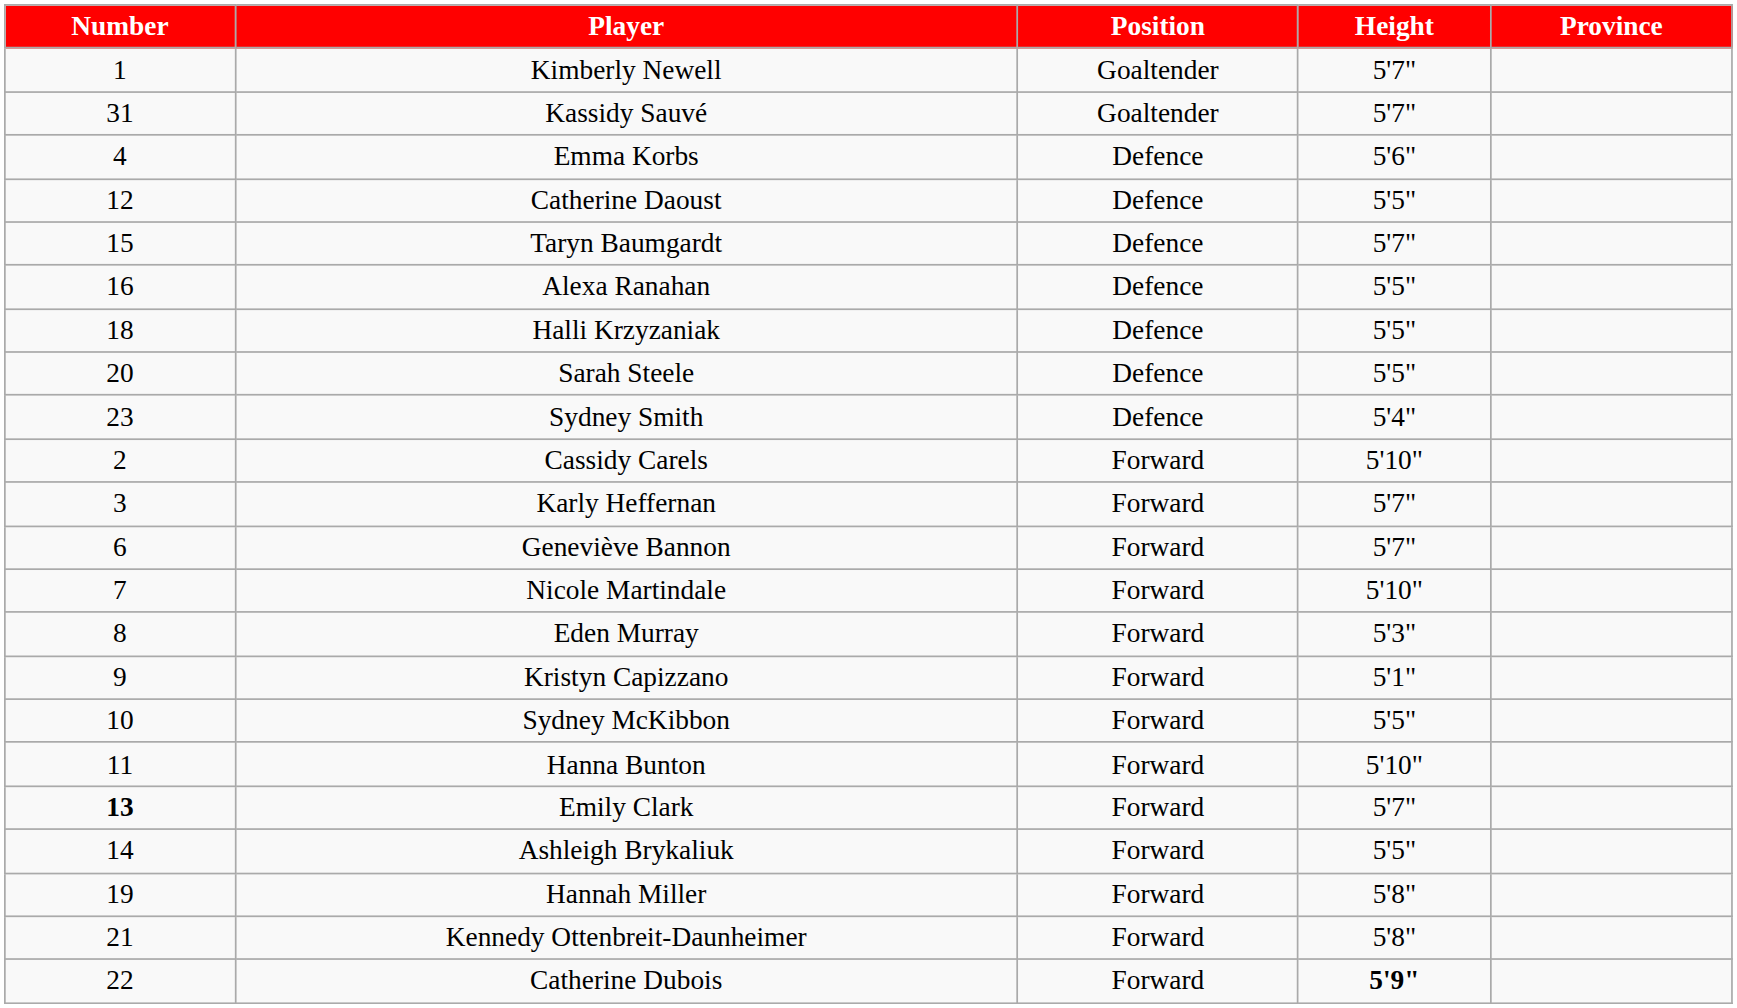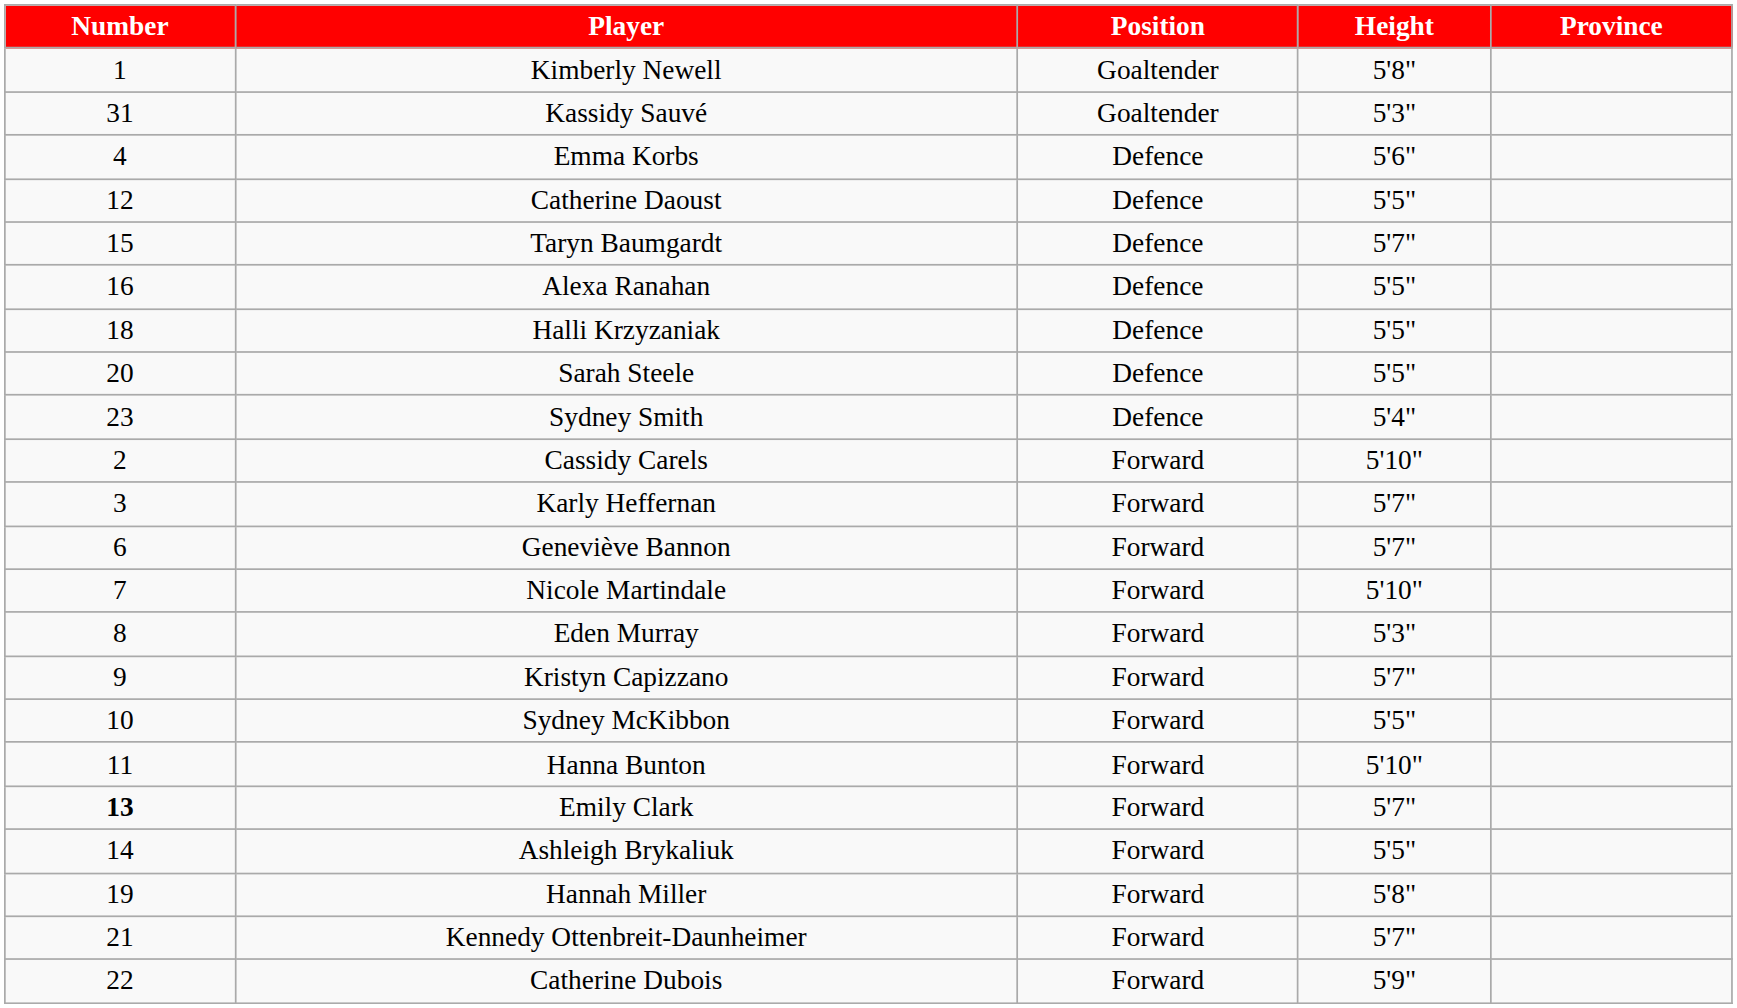(1394, 69) 5'7" -> (1394, 69) 5'8"
(1394, 112) 5'7" -> (1394, 112) 5'3"
(1394, 677) 5'1" -> (1394, 677) 5'7"
(1394, 937) 5'8" -> (1394, 937) 5'7"
(1394, 980) bold -> (1394, 980) normal
